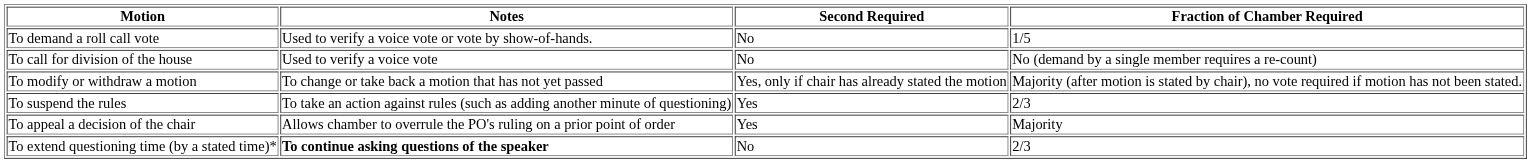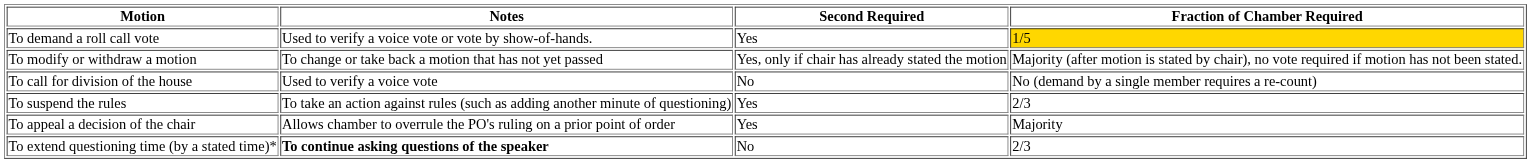(746, 38) No -> (747, 38) Yes
(1021, 38) no background -> (1021, 38) gold background
rows swapped: (100, 59) <-> (103, 81)
